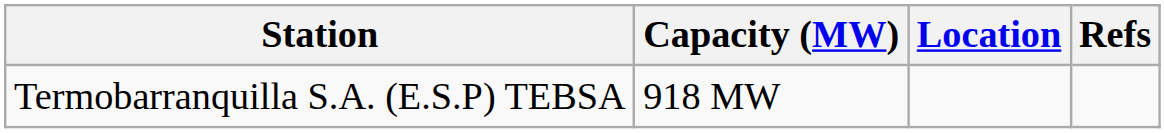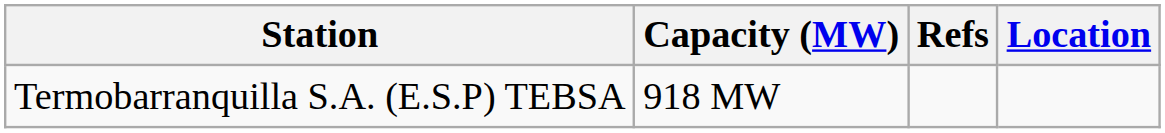columns swapped: (989, 34) <-> (1115, 34)
